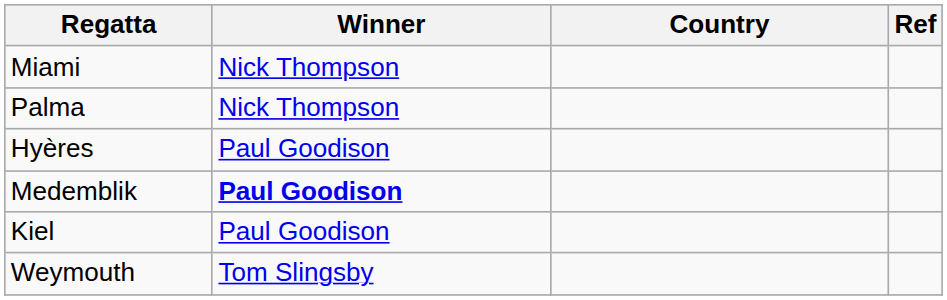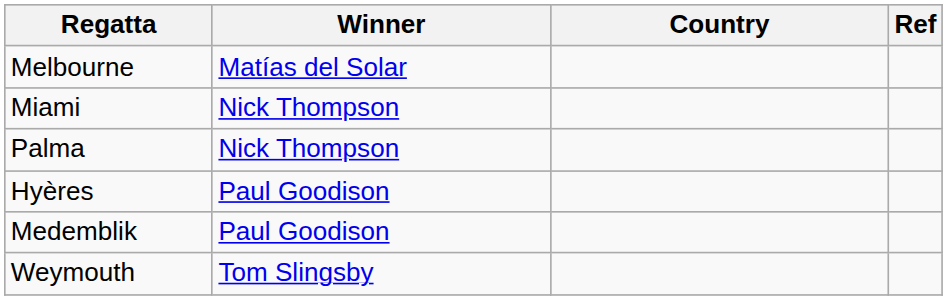+ row: (72, 66)
(310, 190) bold -> (304, 231) normal
- row: (33, 231)
